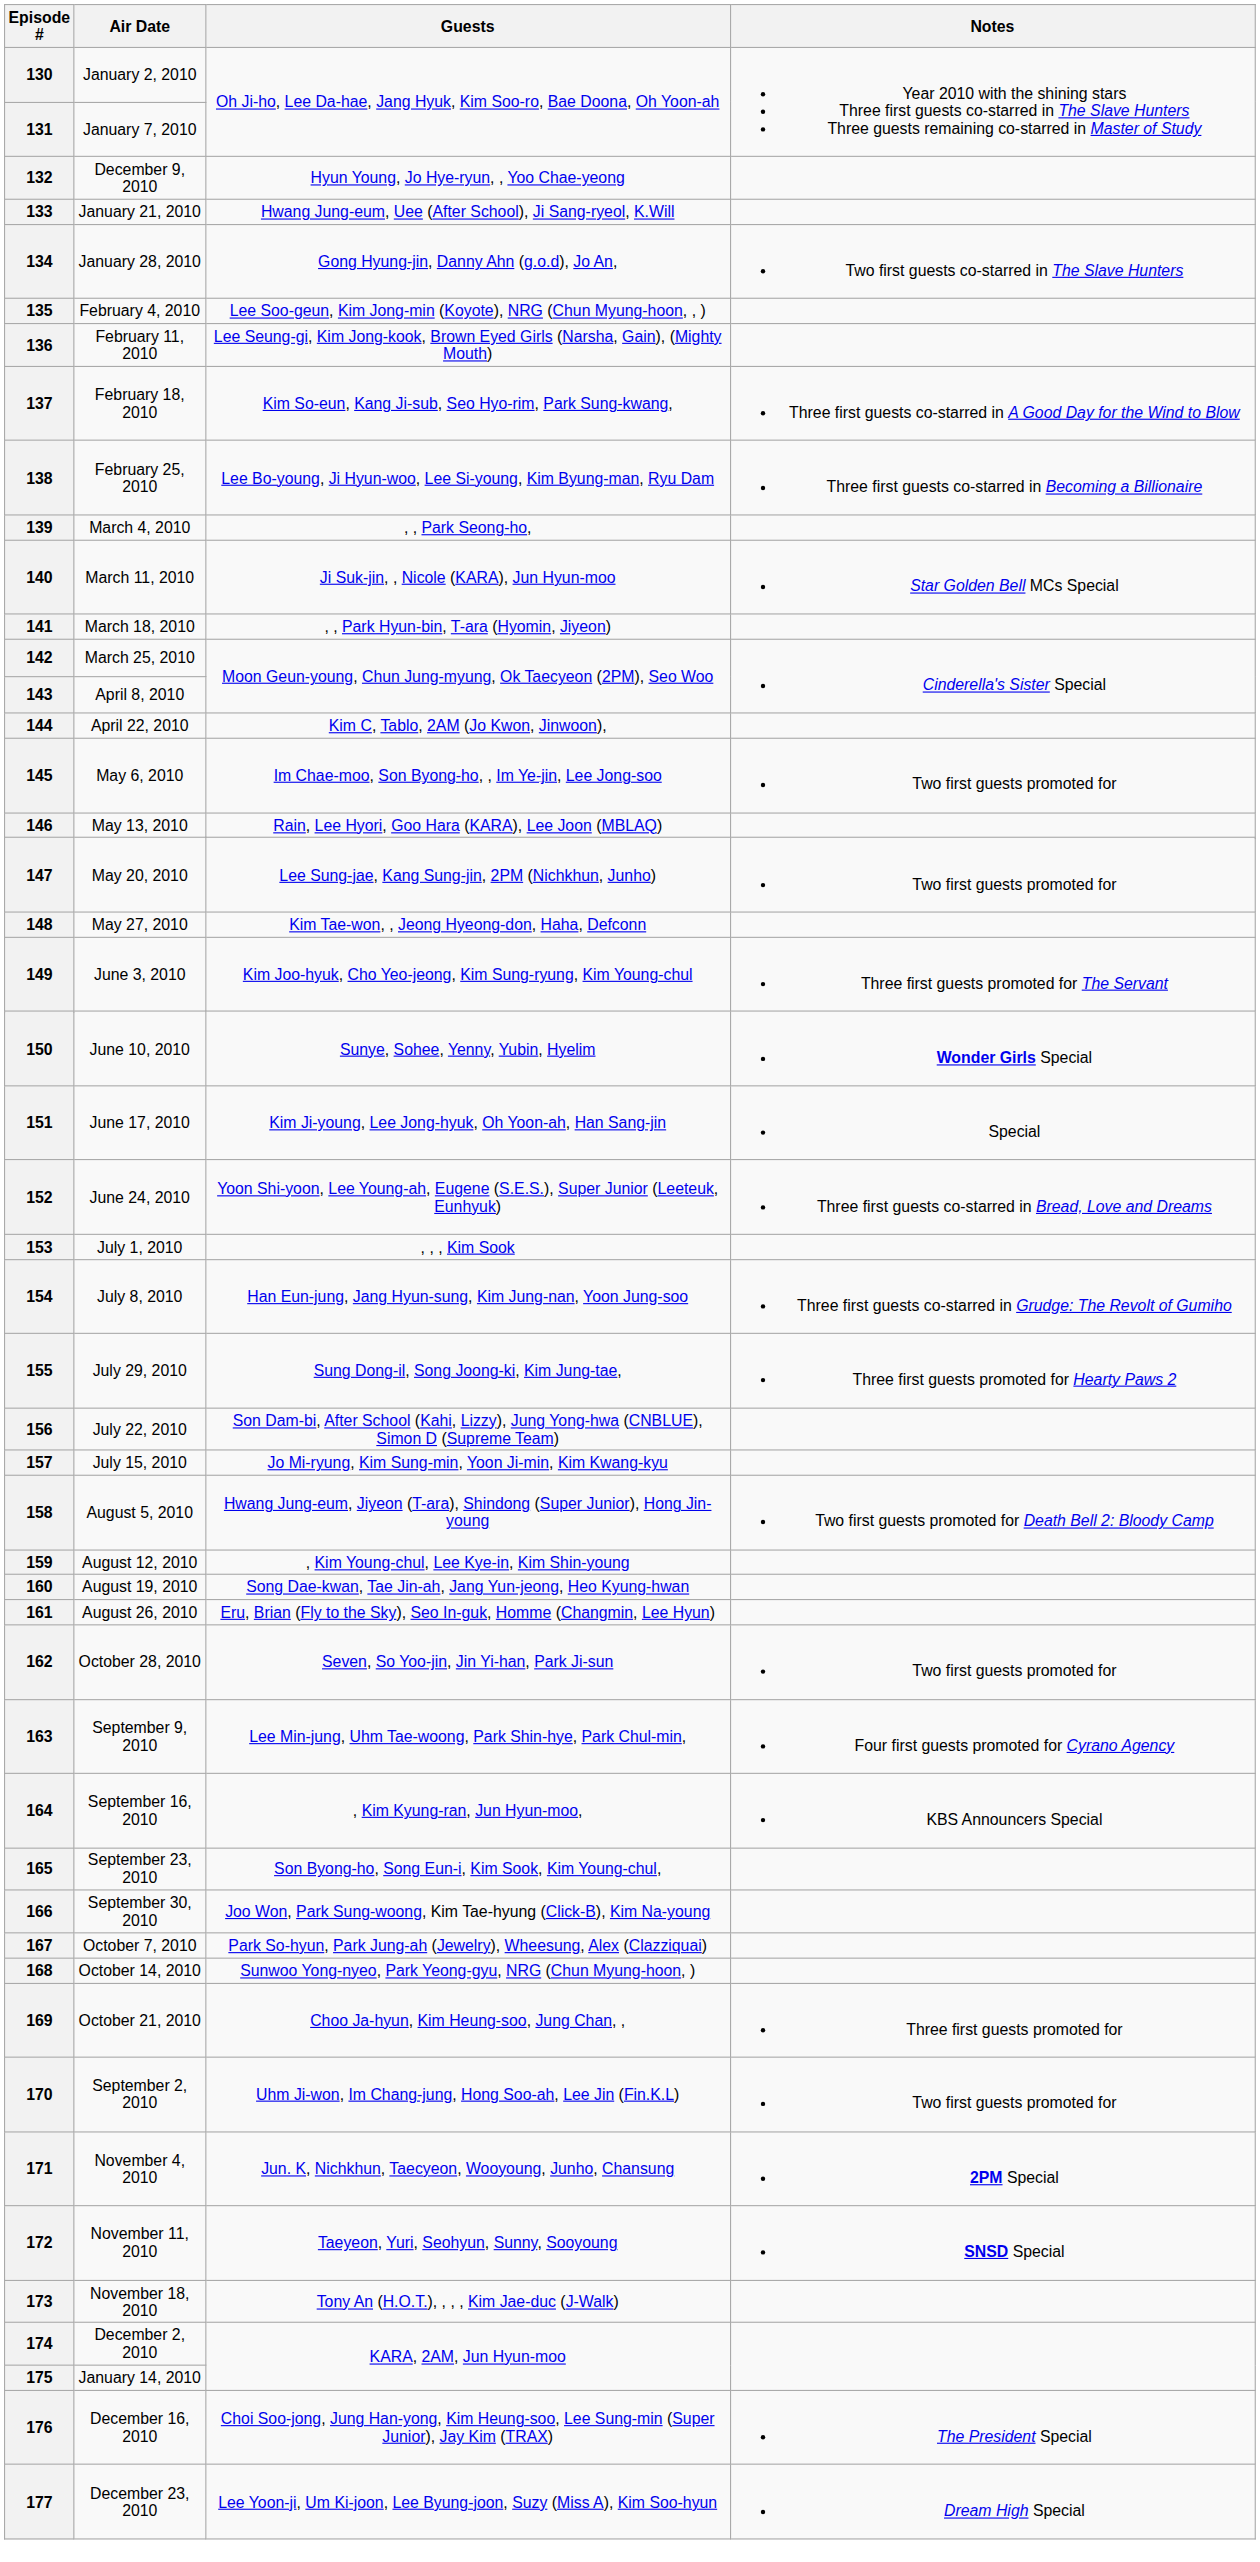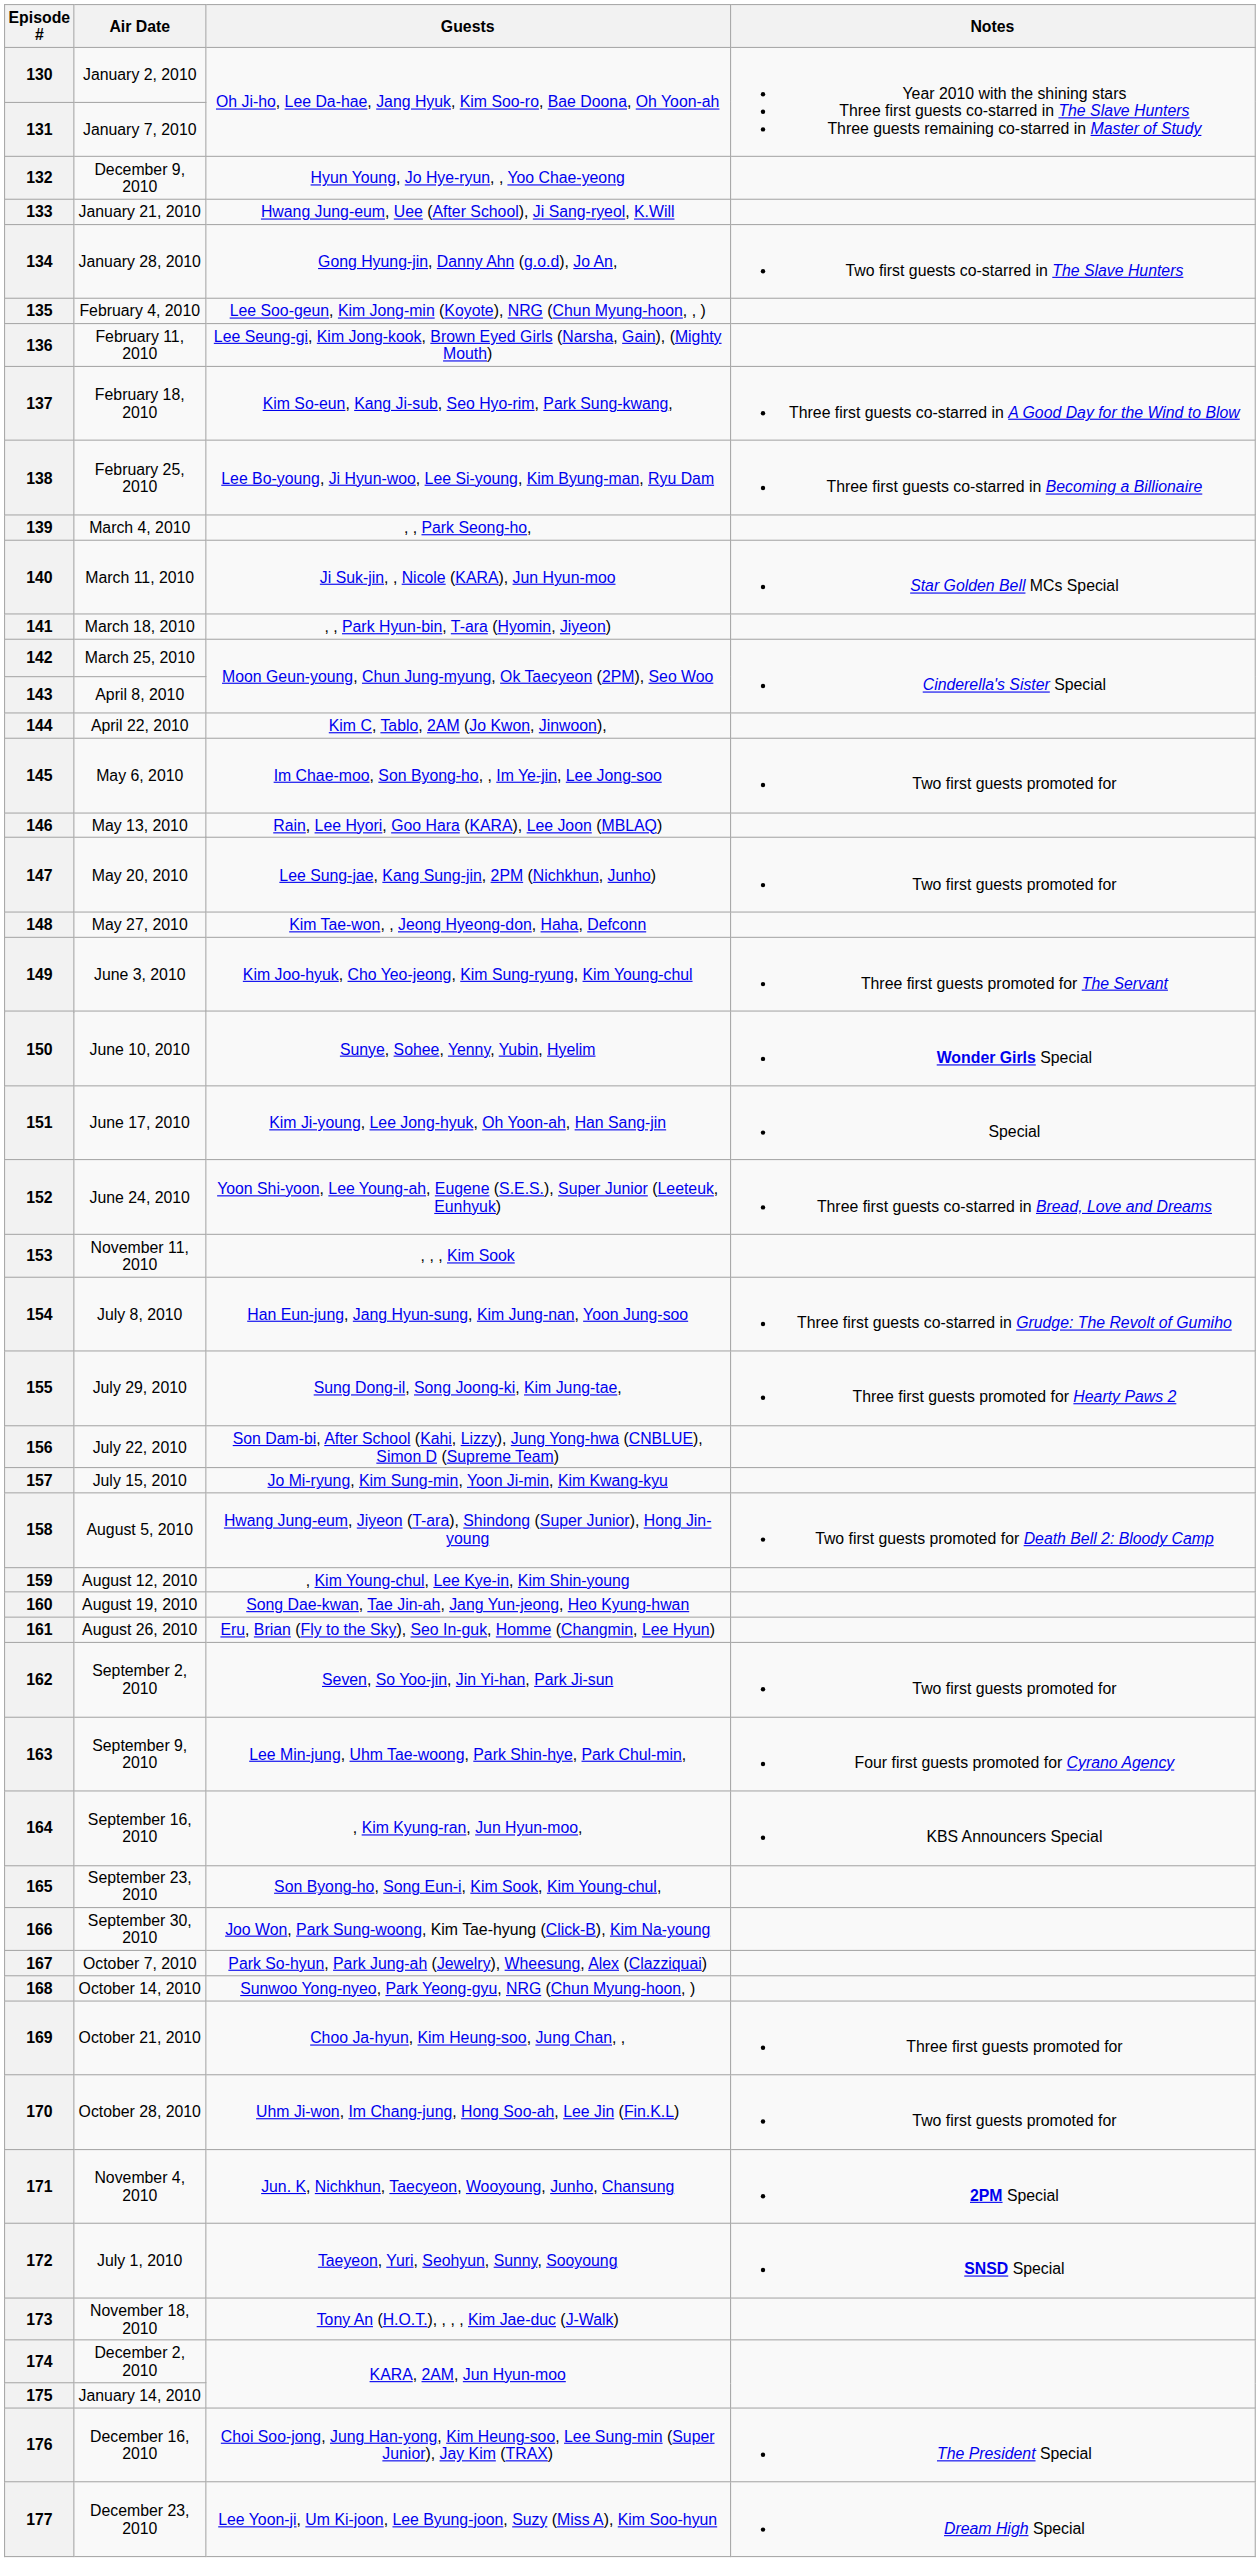(140, 1247) July 1, 2010 -> (140, 1256) November 11, 2010
(140, 1662) October 28, 2010 -> (140, 1680) September 2, 2010
(140, 2095) September 2, 2010 -> (140, 2112) October 28, 2010
(140, 2243) November 11, 2010 -> (140, 2261) July 1, 2010
